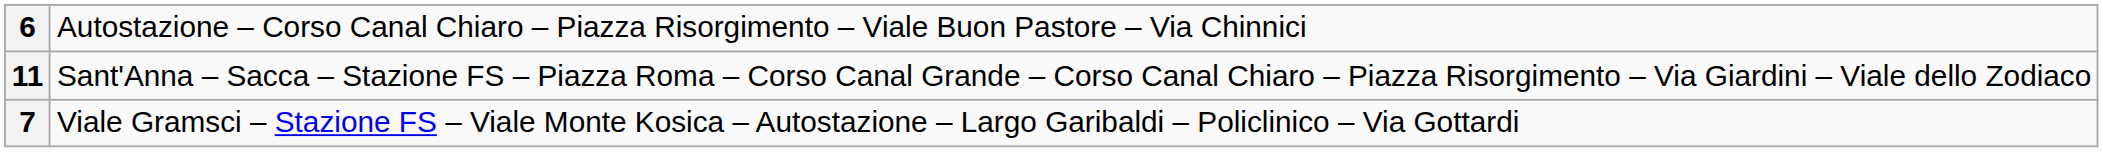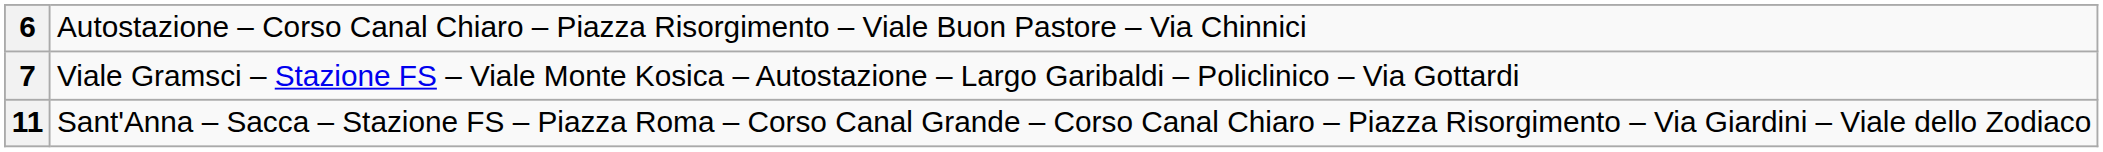rows swapped: (28, 122) <-> (28, 75)
